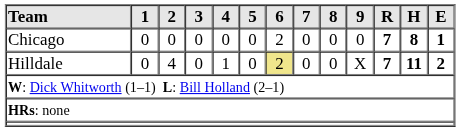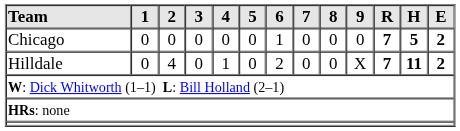(279, 40) 2 -> (279, 40) 1
(414, 40) 8 -> (414, 40) 5
(441, 40) 1 -> (441, 40) 2
(279, 63) khaki background -> (279, 63) no background
